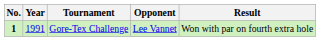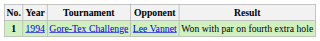(35, 28) 1991 -> (35, 28) 1994
